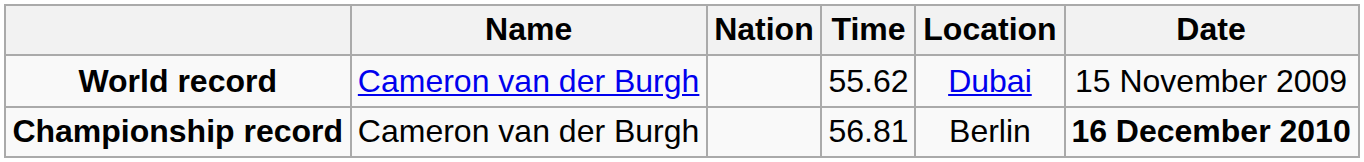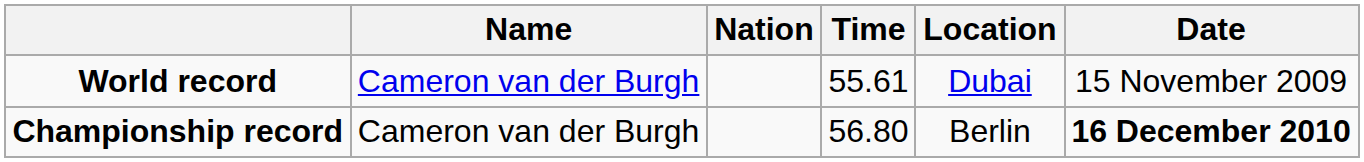(868, 80) 55.62 -> (868, 80) 55.61
(868, 131) 56.81 -> (868, 131) 56.80
